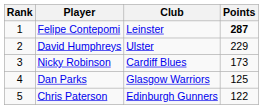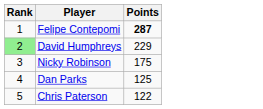- column: (172, 12)
(20, 46) no background -> (20, 46) lightgreen background
(239, 63) 173 -> (143, 63) 175
